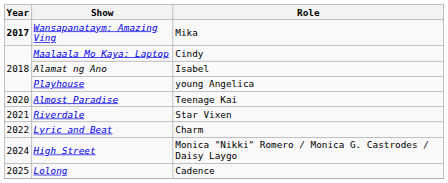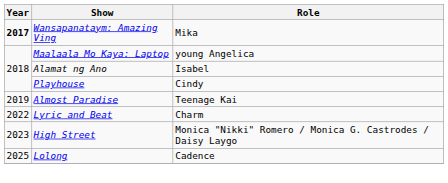(189, 53) Cindy -> (215, 53) young Angelica
(215, 84) young Angelica -> (189, 84) Cindy
(18, 99) 2020 -> (18, 99) 2019
- row: (59, 114)
(18, 150) 2024 -> (18, 135) 2023
